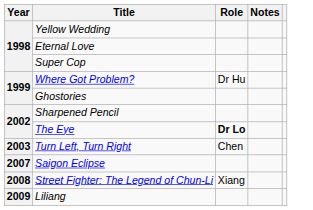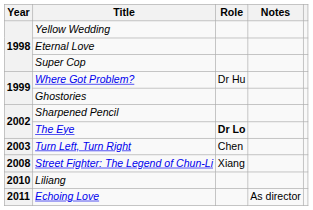- row: (70, 163)
(19, 197) 2009 -> (19, 180) 2010
+ row: (67, 197)
